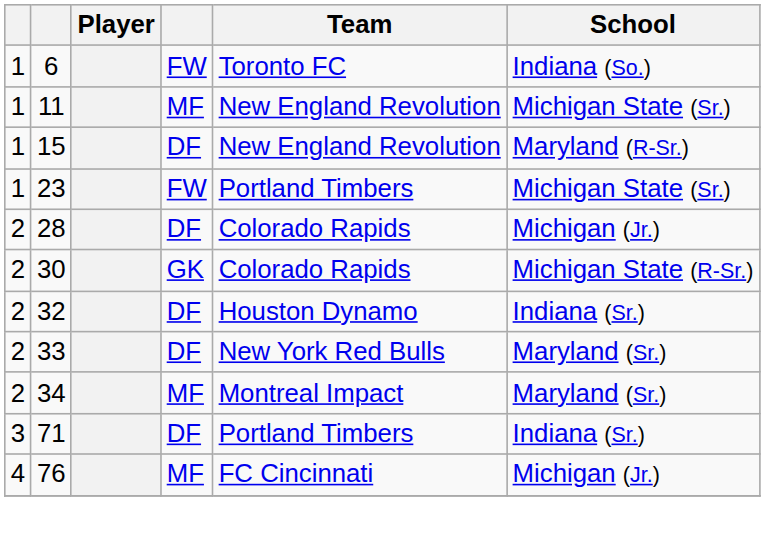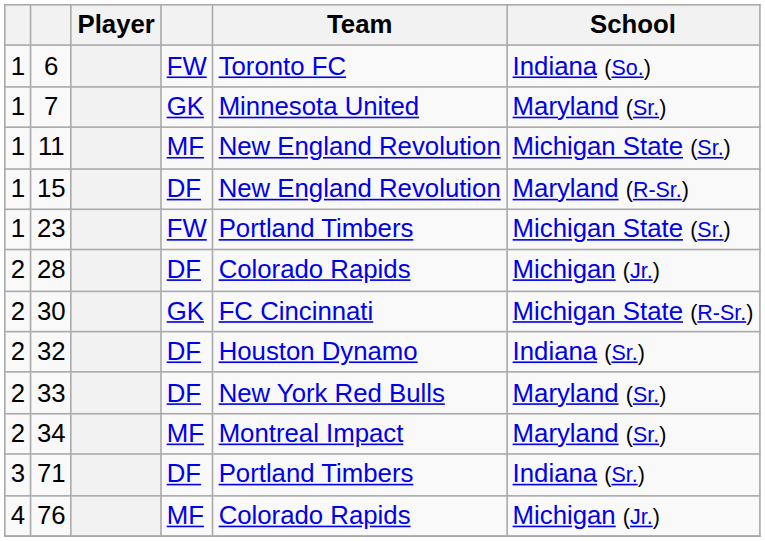+ row: (51, 106)
(315, 270) Colorado Rapids -> (296, 310) FC Cincinnati
(296, 474) FC Cincinnati -> (315, 515) Colorado Rapids
